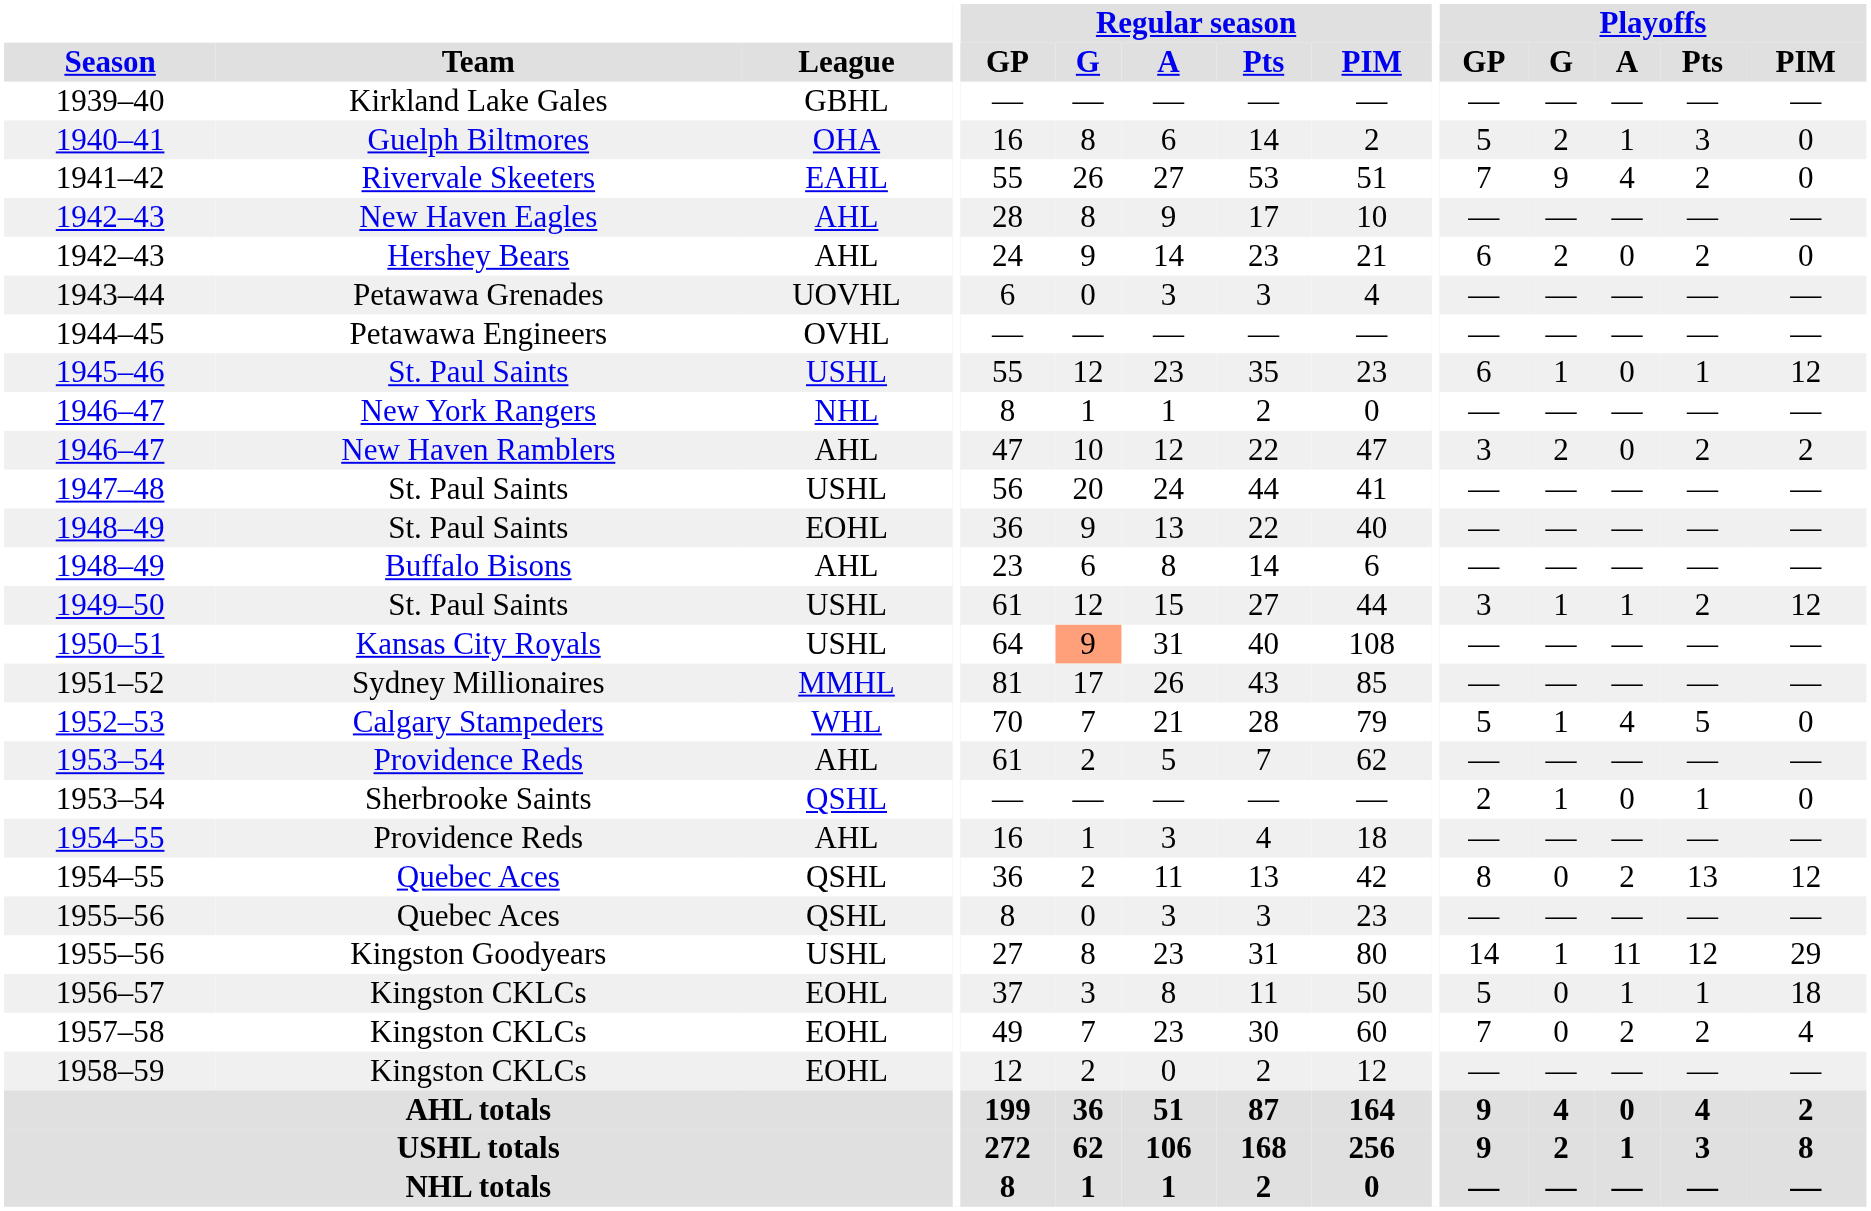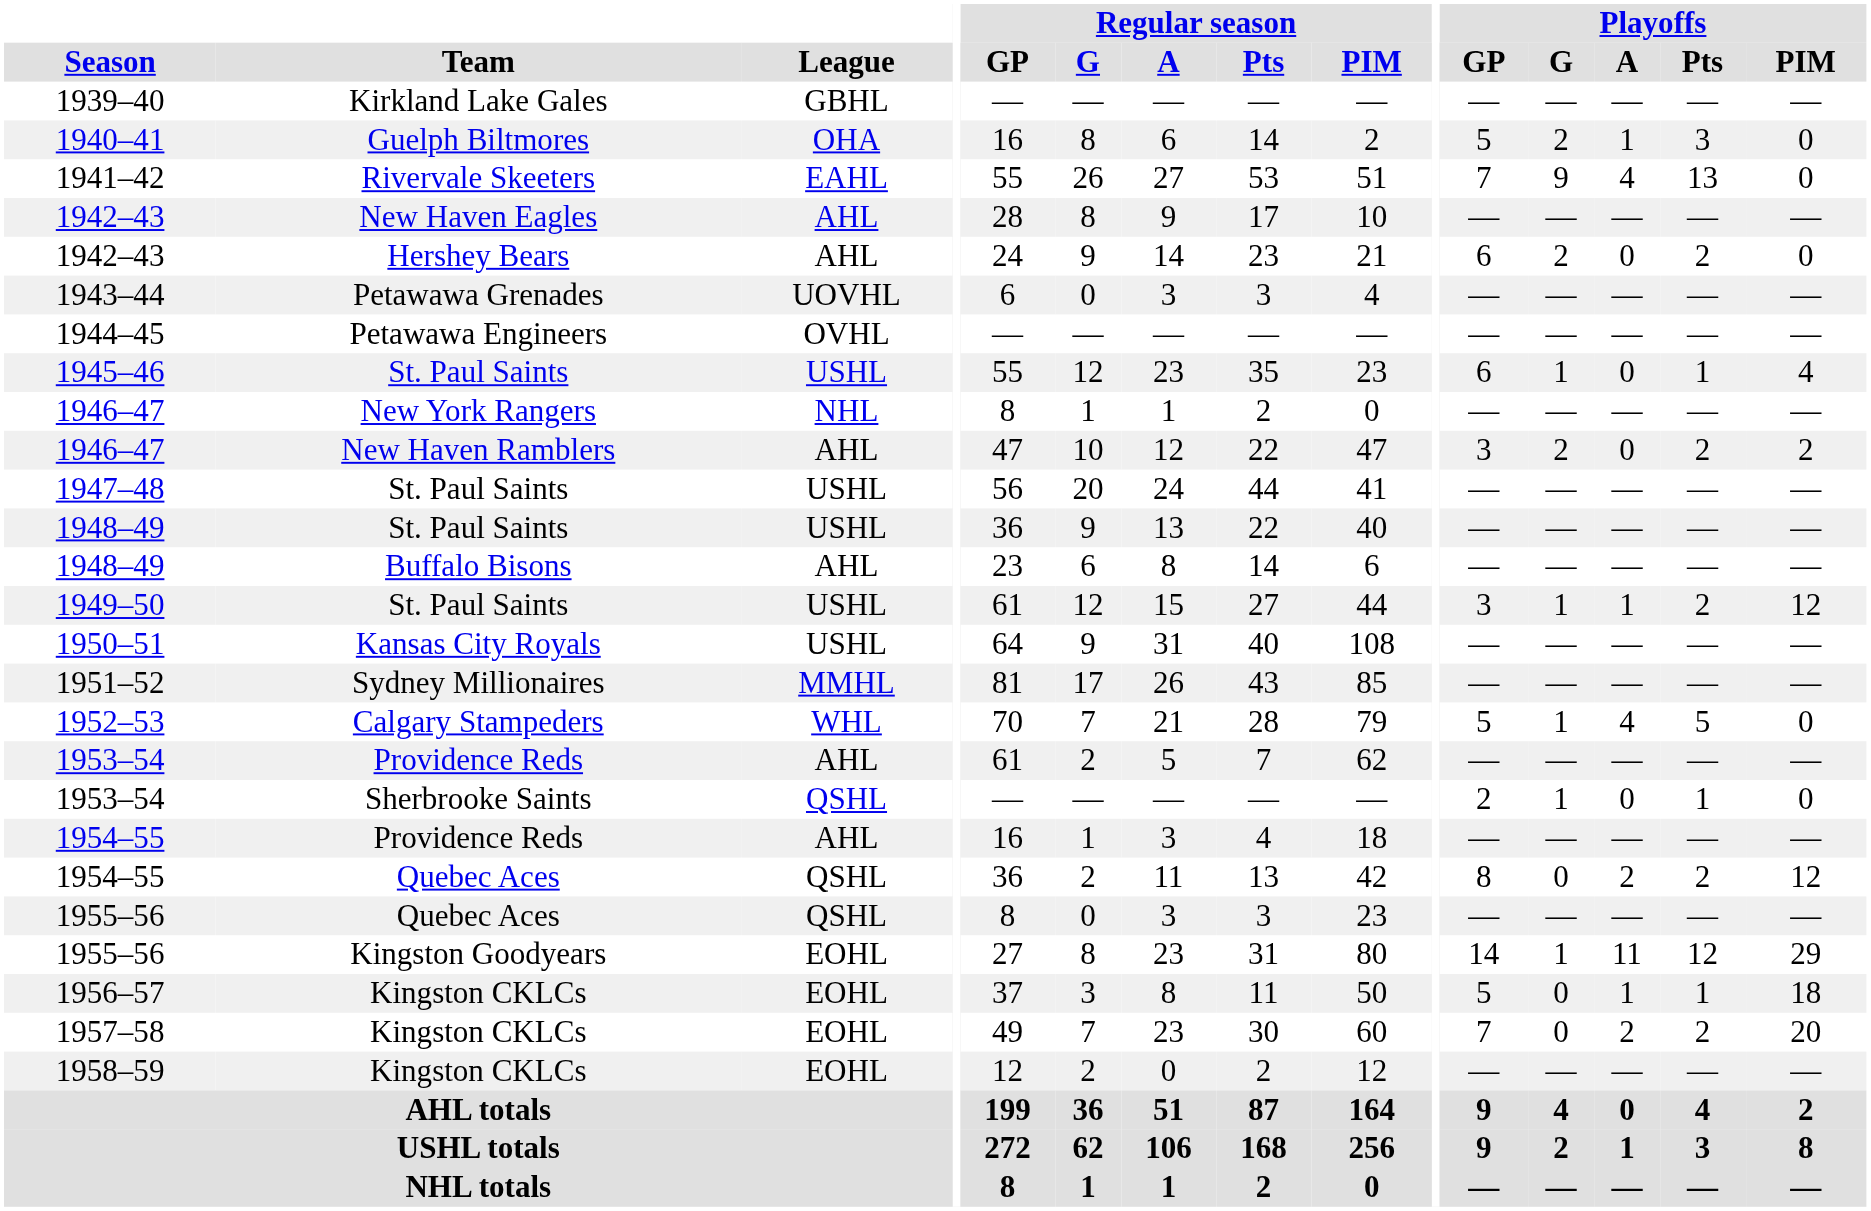(1702, 178) 2 -> (1702, 178) 13
(1806, 372) 12 -> (1806, 372) 4
(847, 527) EOHL -> (847, 527) USHL
(1088, 643) lightsalmon background -> (1088, 643) no background
(1702, 876) 13 -> (1702, 876) 2
(847, 954) USHL -> (847, 954) EOHL
(1806, 1031) 4 -> (1806, 1031) 20
